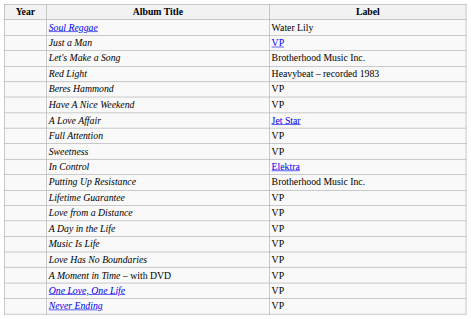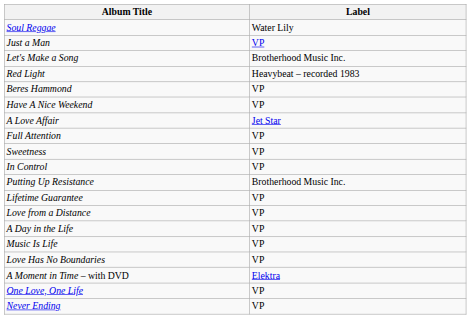- column: (25, 12)
(286, 167) Elektra -> (258, 167) VP
(278, 275) VP -> (266, 275) Elektra
